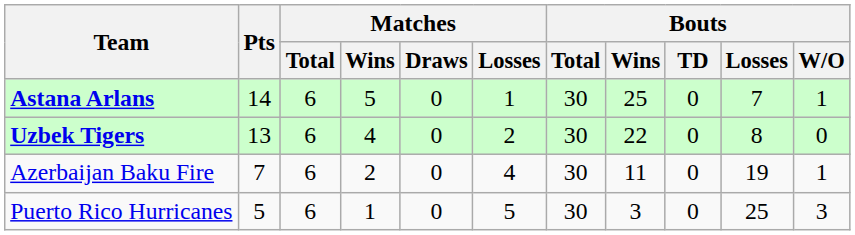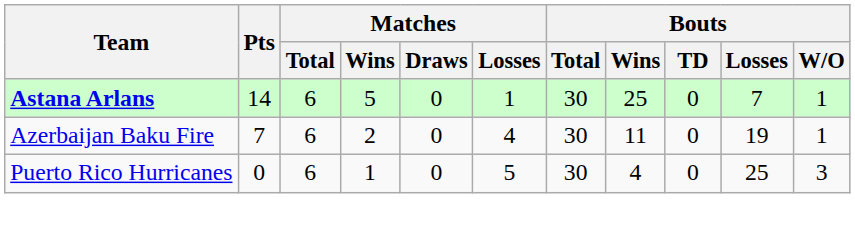- row: (77, 135)
(259, 210) 5 -> (259, 173) 0
(635, 210) 3 -> (635, 173) 4
